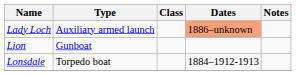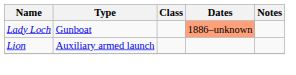(105, 29) Auxiliary armed launch -> (74, 29) Gunboat
(74, 45) Gunboat -> (105, 45) Auxiliary armed launch
- row: (26, 62)
